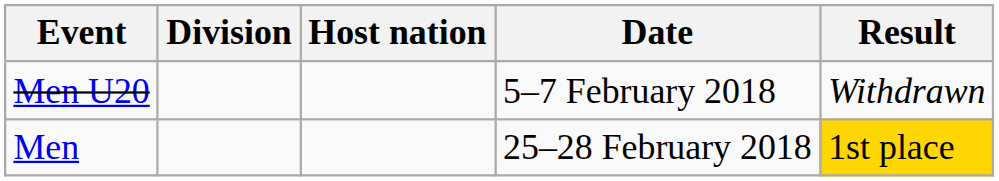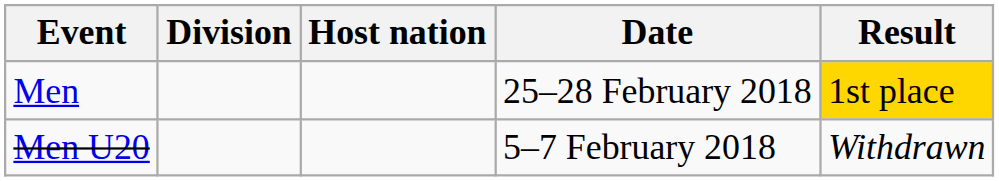rows swapped: (46, 146) <-> (82, 89)
